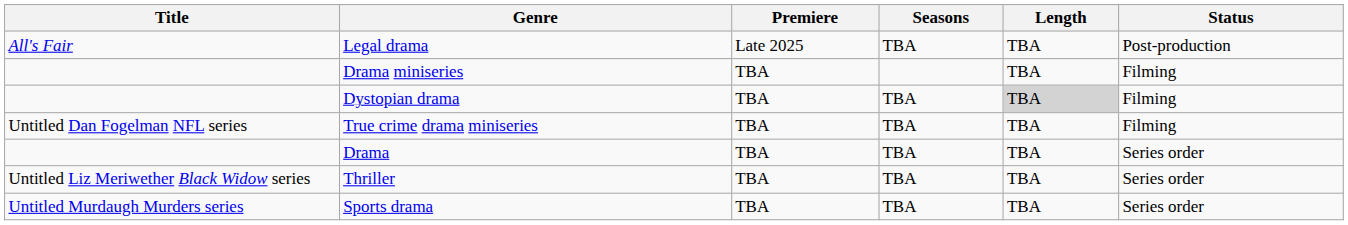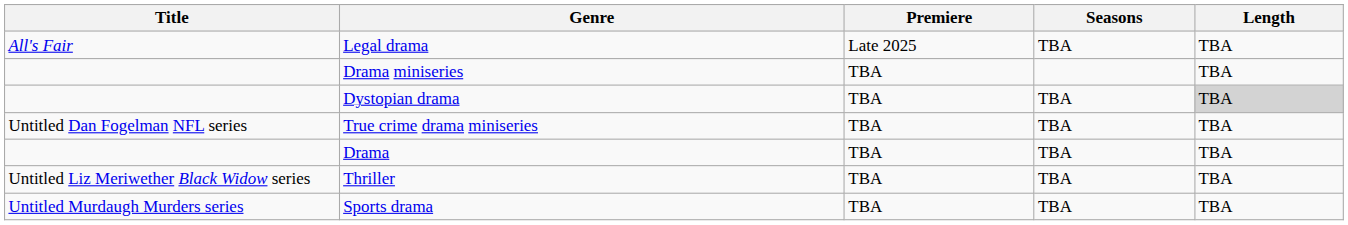- column: (1231, 17)
